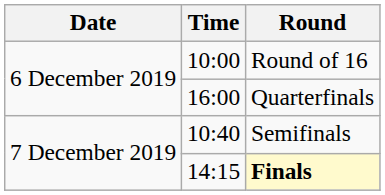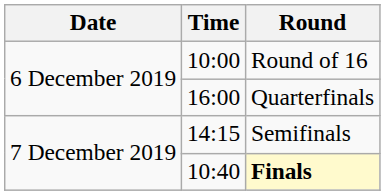(214, 134) 10:40 -> (214, 134) 14:15
(214, 171) 14:15 -> (214, 171) 10:40
